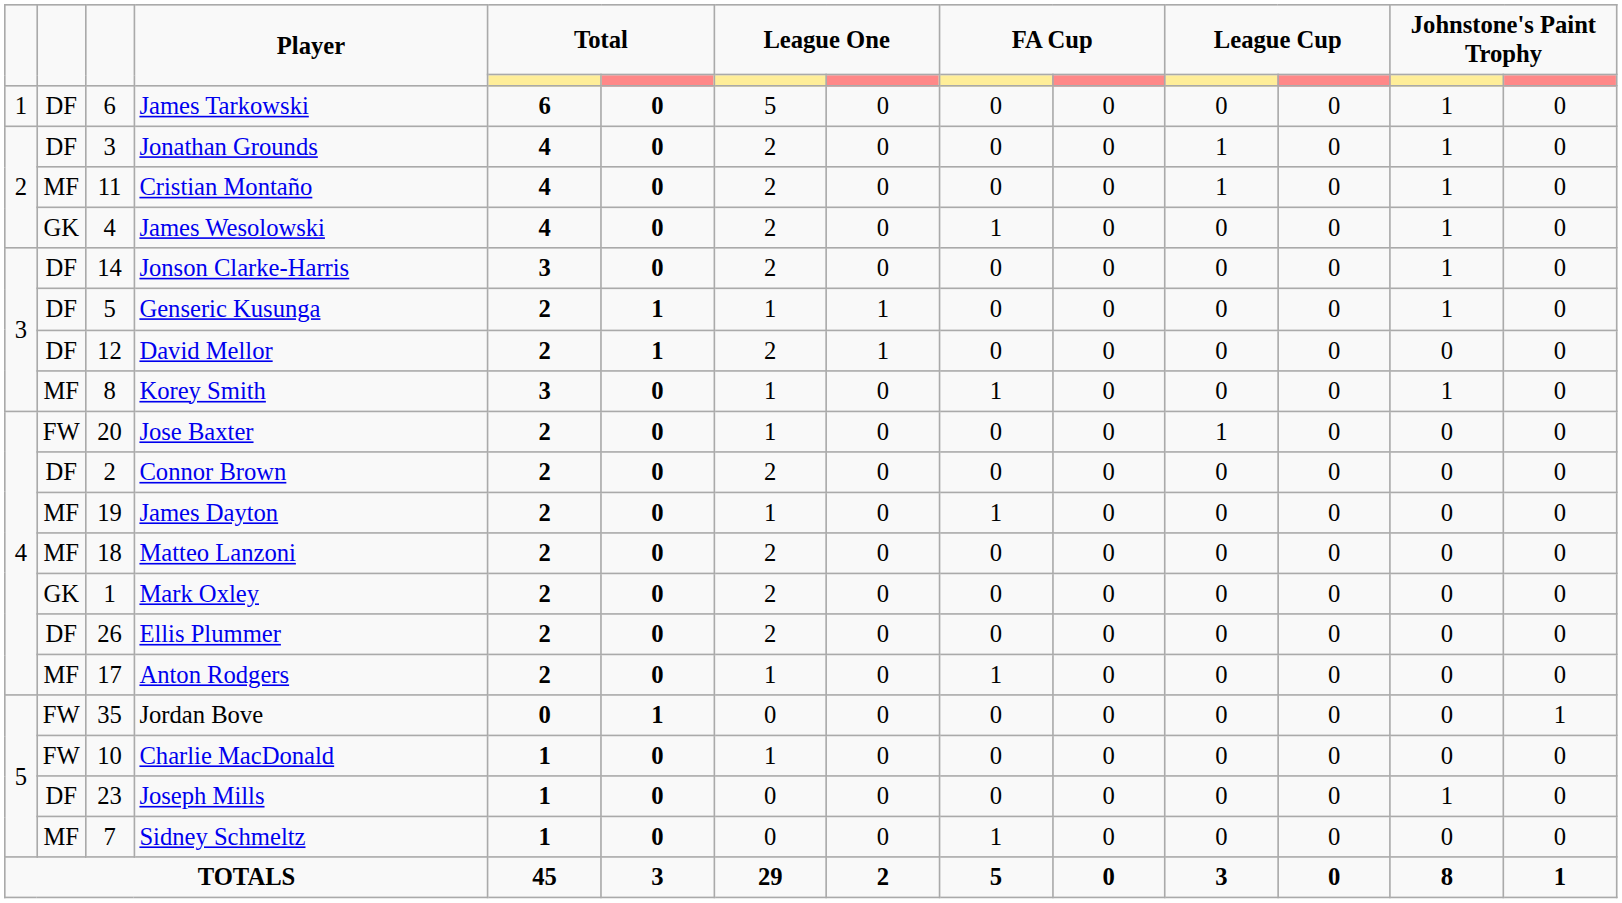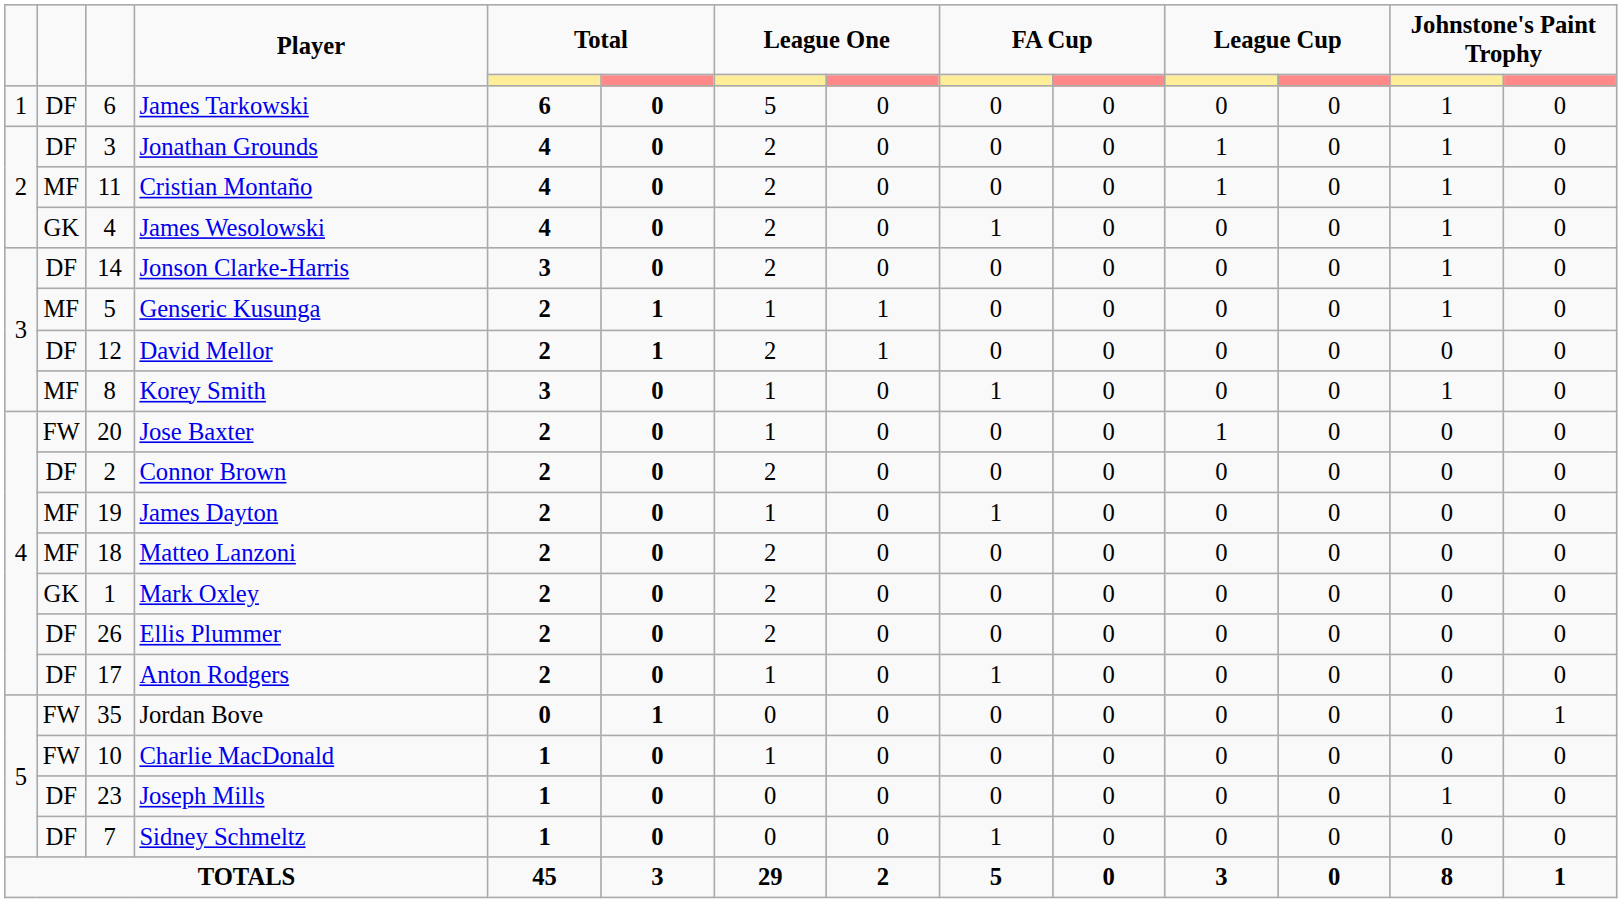(61, 309) DF -> (61, 309) MF
(61, 674) MF -> (61, 674) DF
(61, 837) MF -> (61, 837) DF
